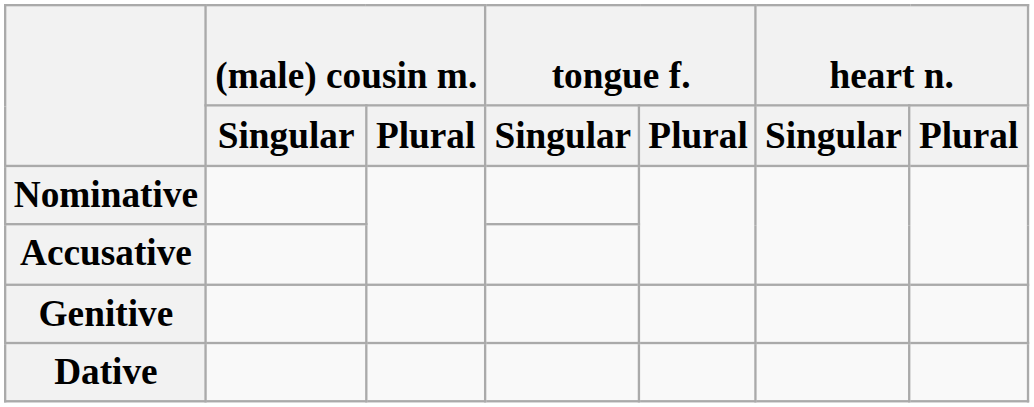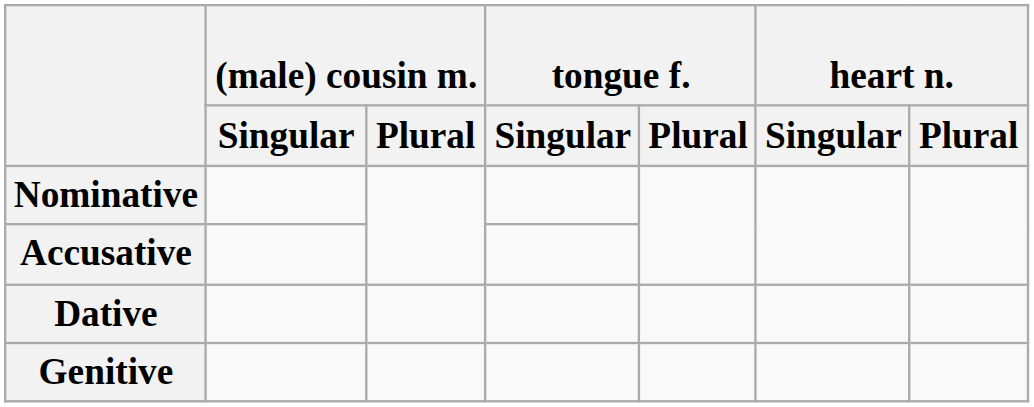rows swapped: (106, 312) <-> (106, 371)
